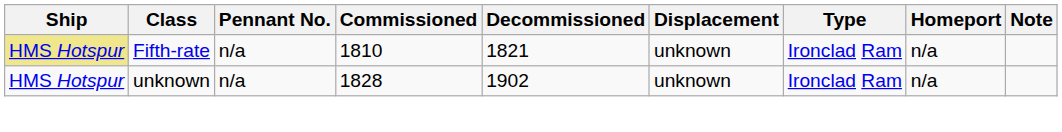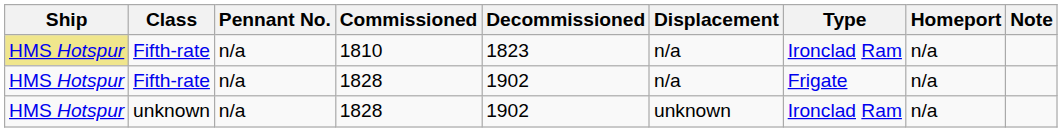(508, 50) 1821 -> (508, 50) 1823
(692, 50) unknown -> (667, 50) n/a
+ row: (172, 80)
